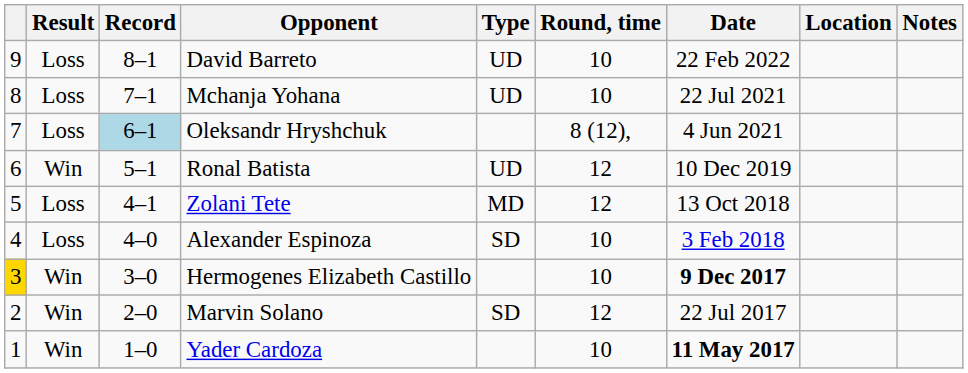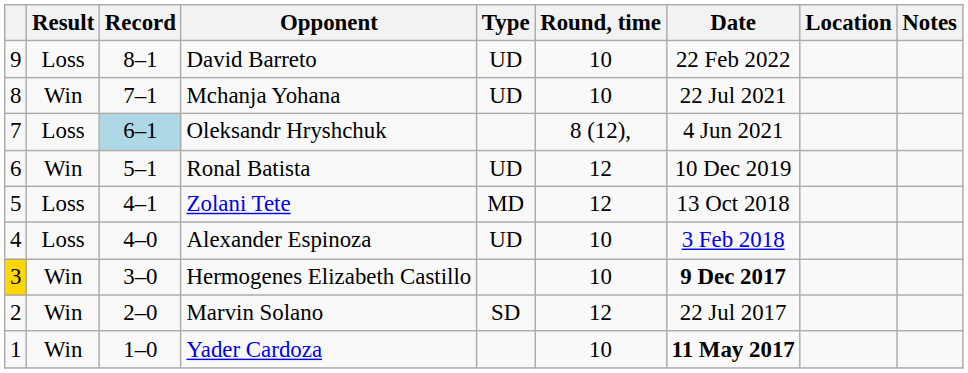(63, 95) Loss -> (63, 95) Win
(506, 240) SD -> (506, 240) UD
